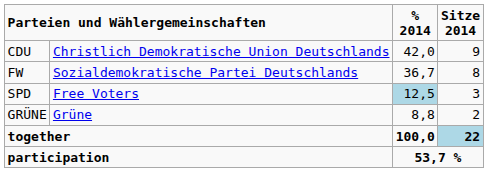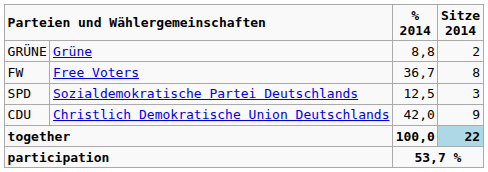rows swapped: (19, 51) <-> (27, 115)
(206, 72) Sozialdemokratische Partei Deutschlands -> (96, 72) Free Voters
(96, 94) Free Voters -> (206, 94) Sozialdemokratische Partei Deutschlands
(419, 94) lightblue background -> (419, 94) no background
